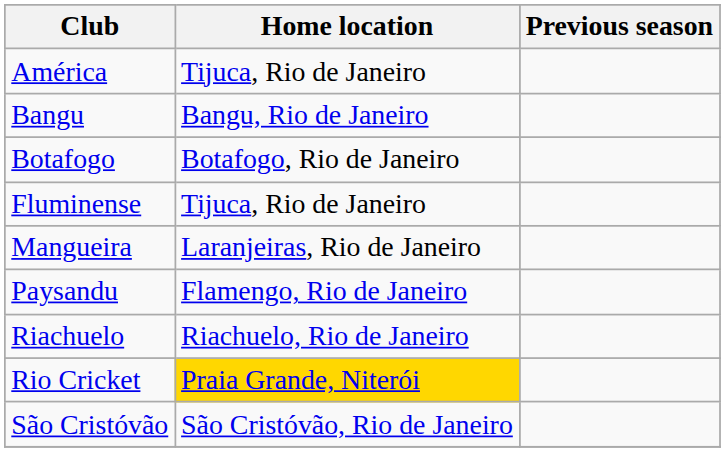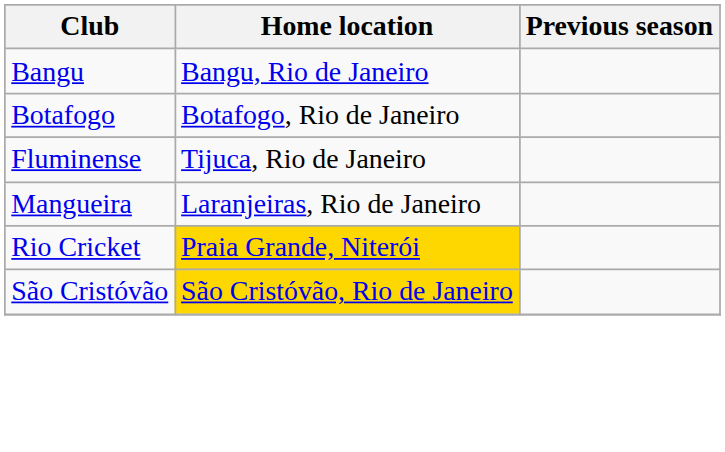- row: (59, 70)
- row: (65, 291)
- row: (68, 335)
(347, 423) no background -> (347, 291) gold background
